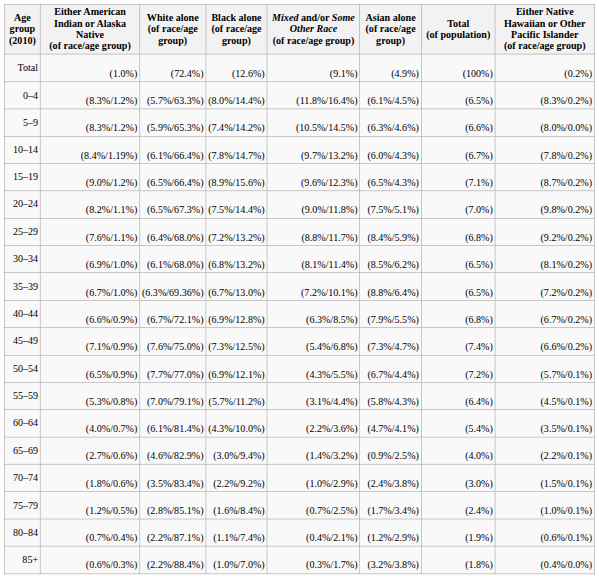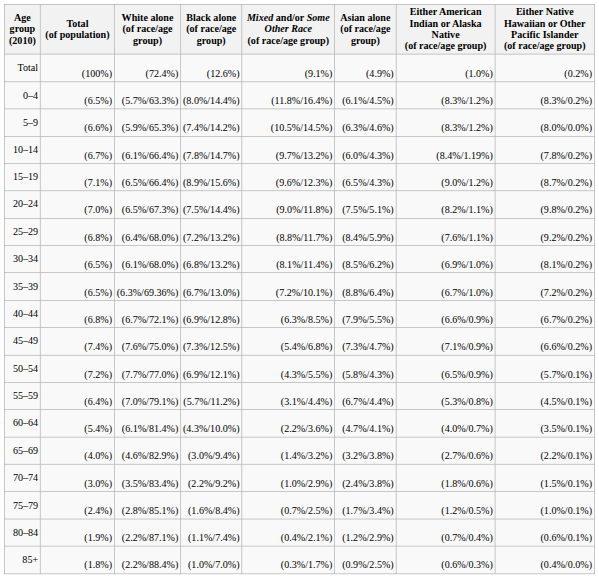columns swapped: (458, 29) <-> (90, 29)
(393, 374) (6.7%/4.4%) -> (368, 374) (5.8%/4.3%)
(393, 401) (5.8%/4.3%) -> (368, 401) (6.7%/4.4%)
(393, 456) (0.9%/2.5%) -> (368, 456) (3.2%/3.8%)
(393, 565) (3.2%/3.8%) -> (368, 565) (0.9%/2.5%)
